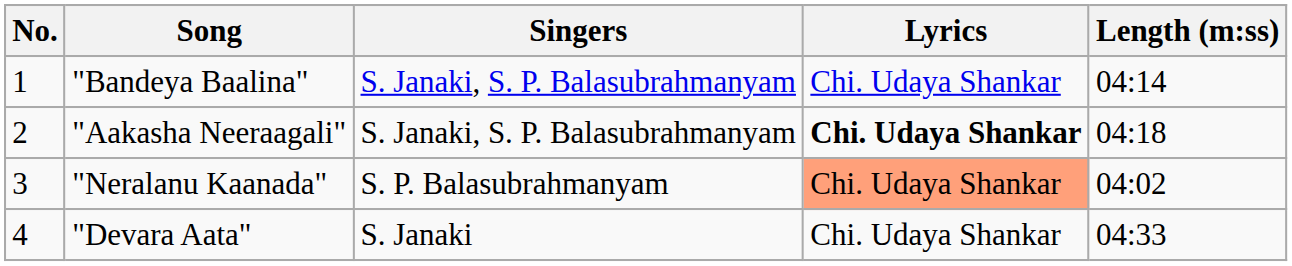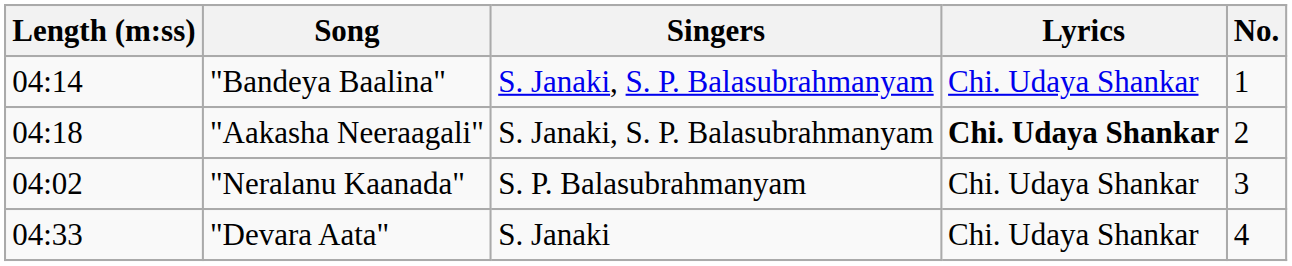columns swapped: (35, 30) <-> (1188, 30)
(936, 183) lightsalmon background -> (1073, 183) no background
